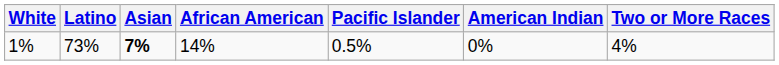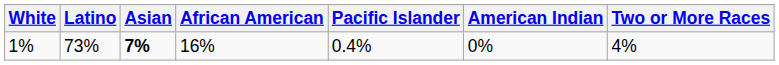(197, 45) 14% -> (197, 45) 16%
(352, 45) 0.5% -> (352, 45) 0.4%
